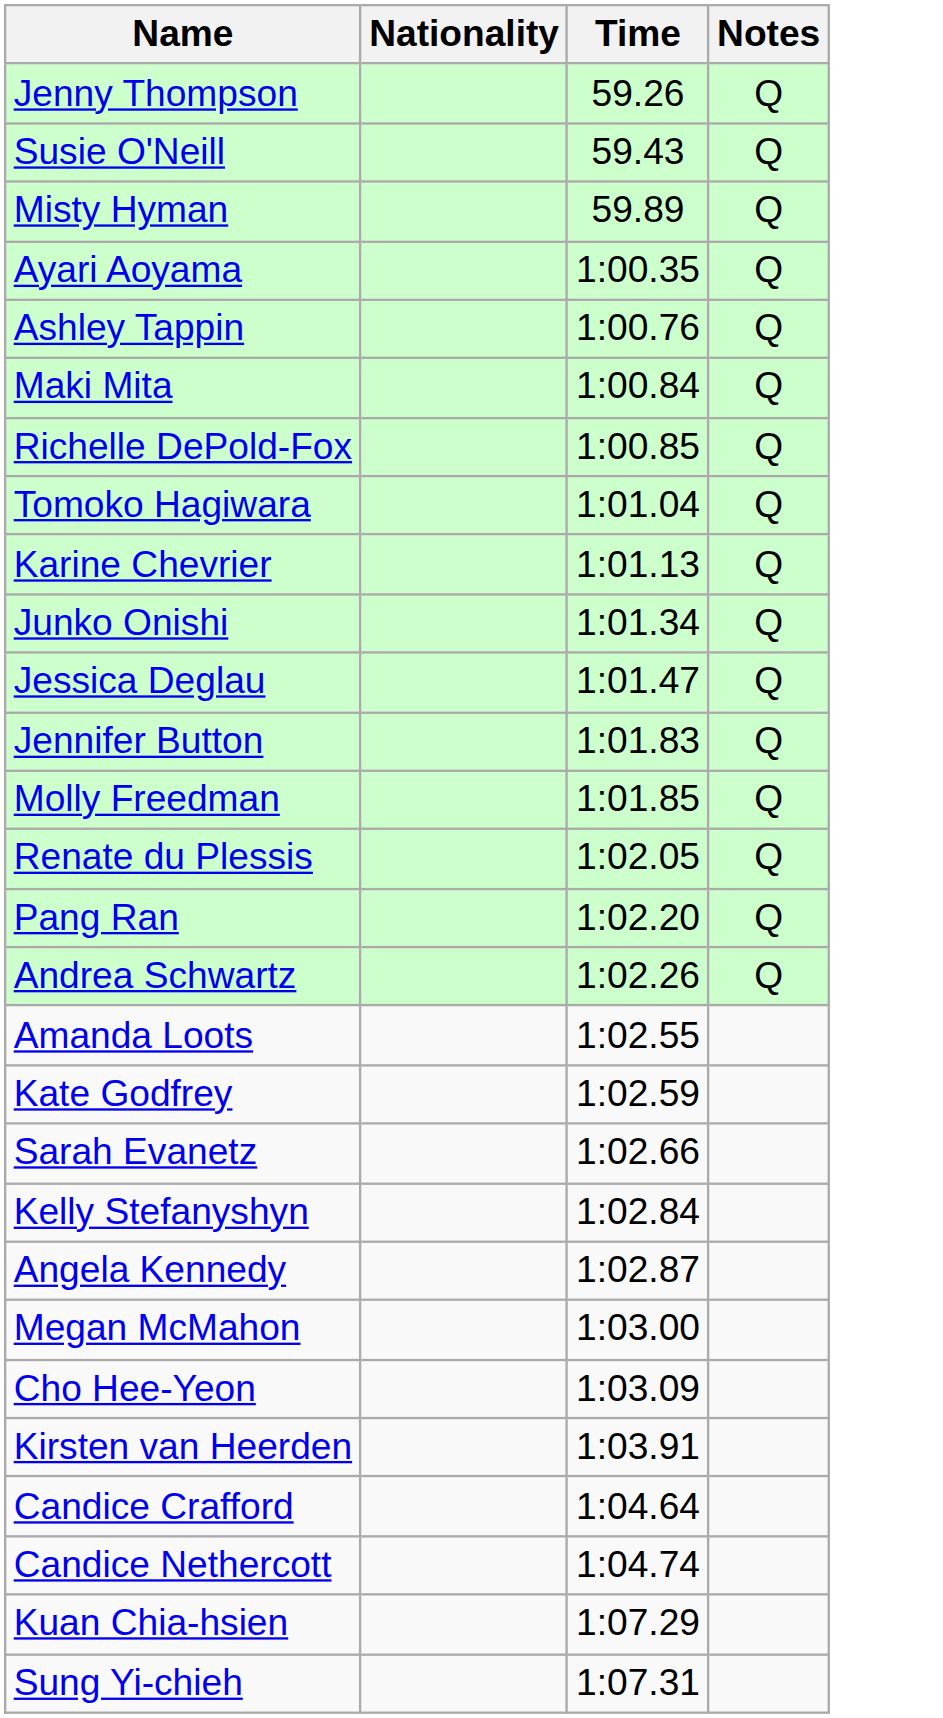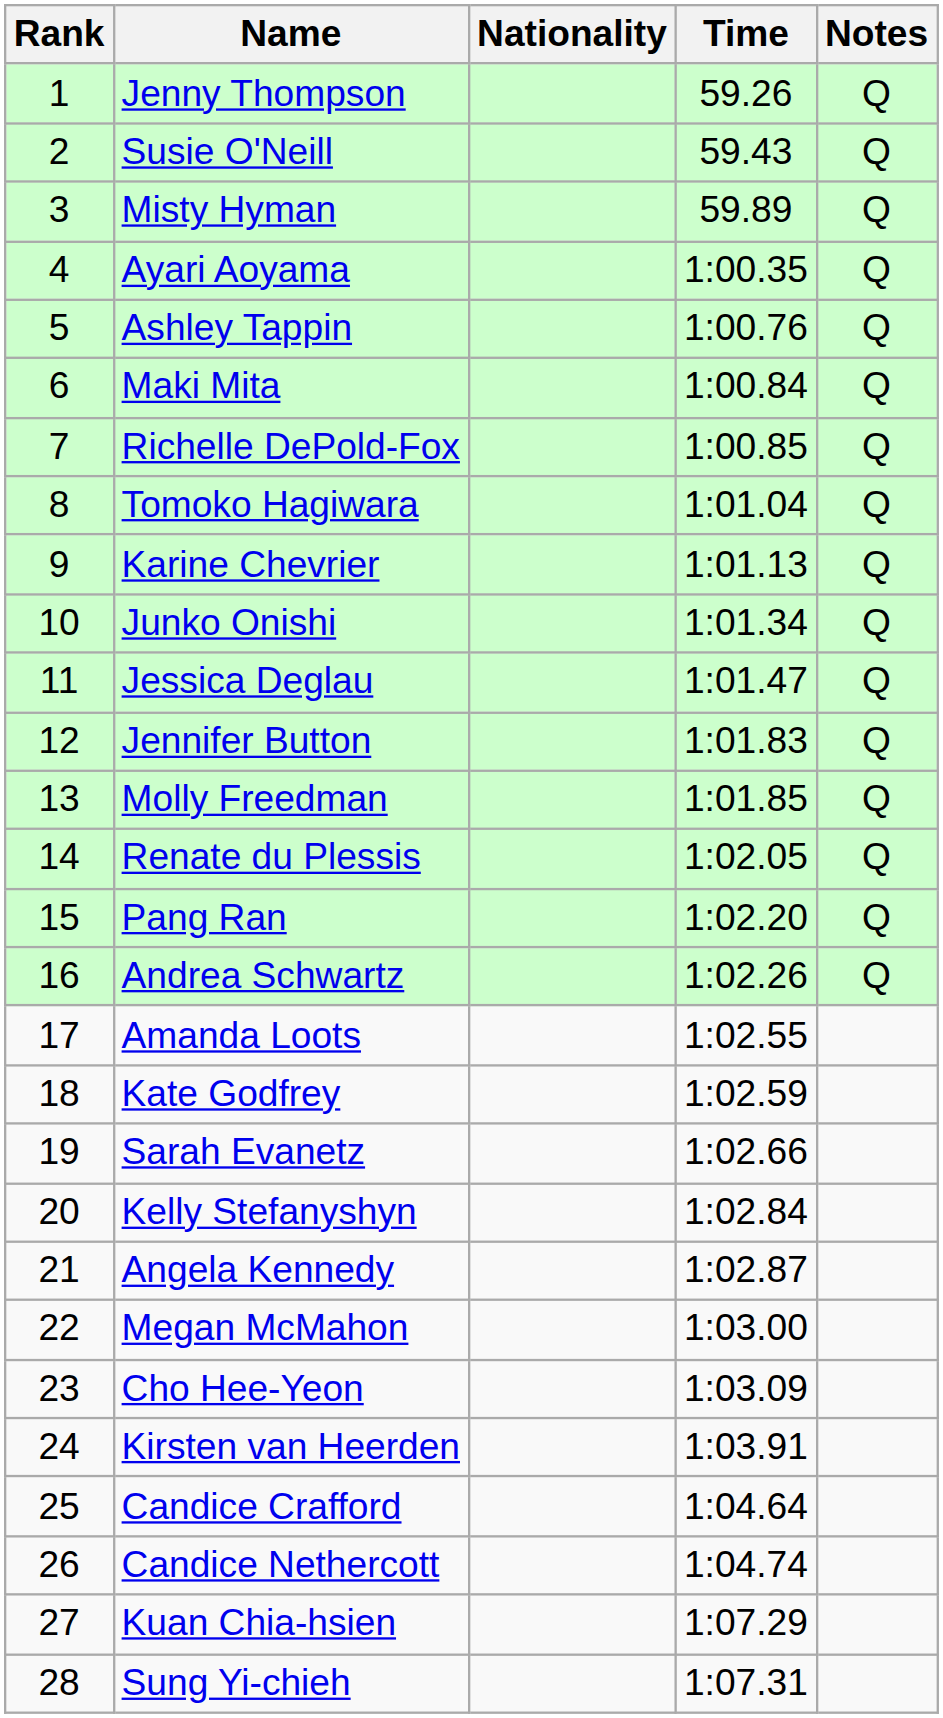+ column: (59, 33)
